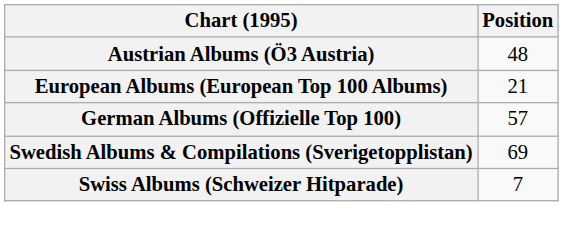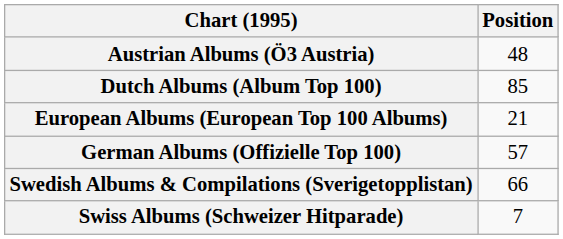+ row: (241, 86)
(518, 151) 69 -> (518, 184) 66
